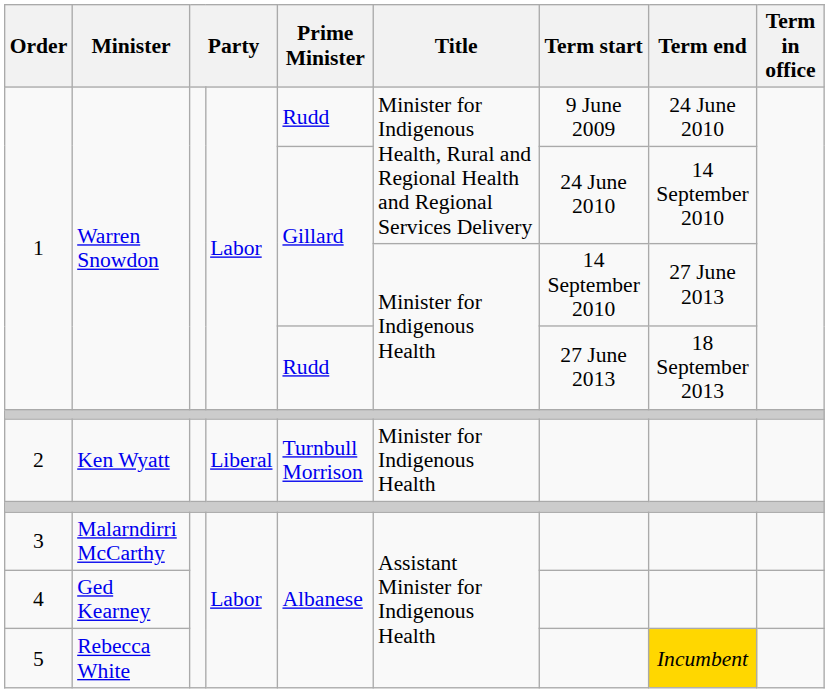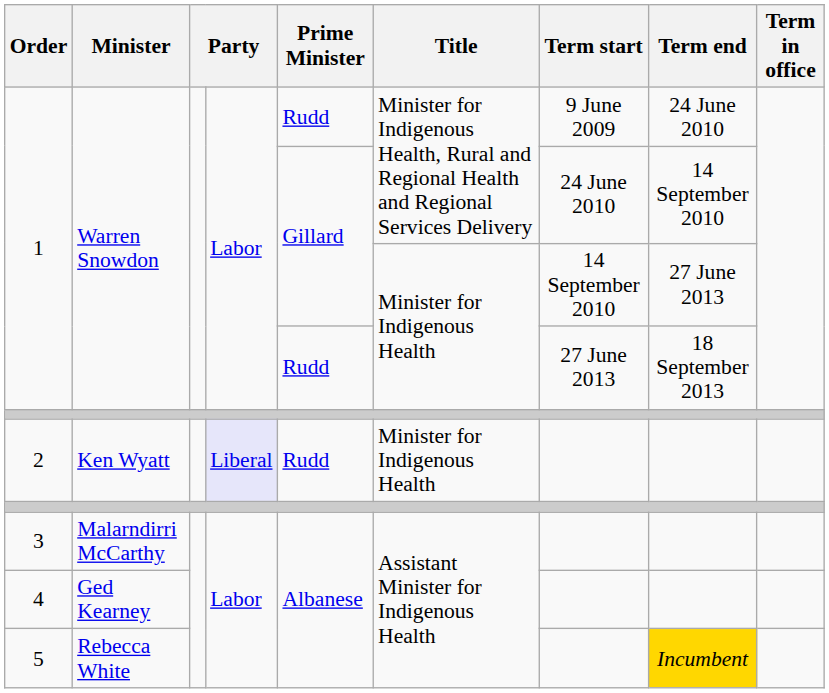(241, 460) no background -> (241, 460) lavender background
(323, 460) Turnbull Morrison -> (306, 460) Rudd
